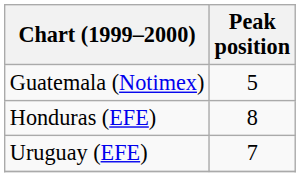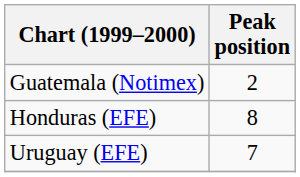(252, 82) 5 -> (252, 82) 2
